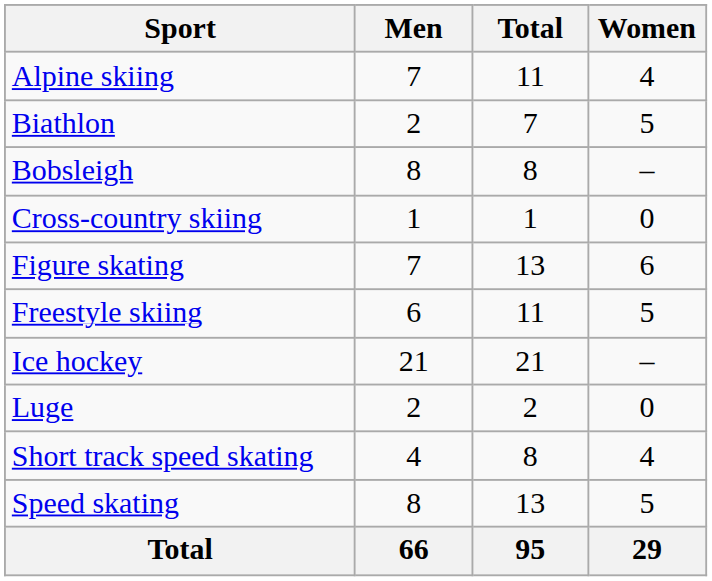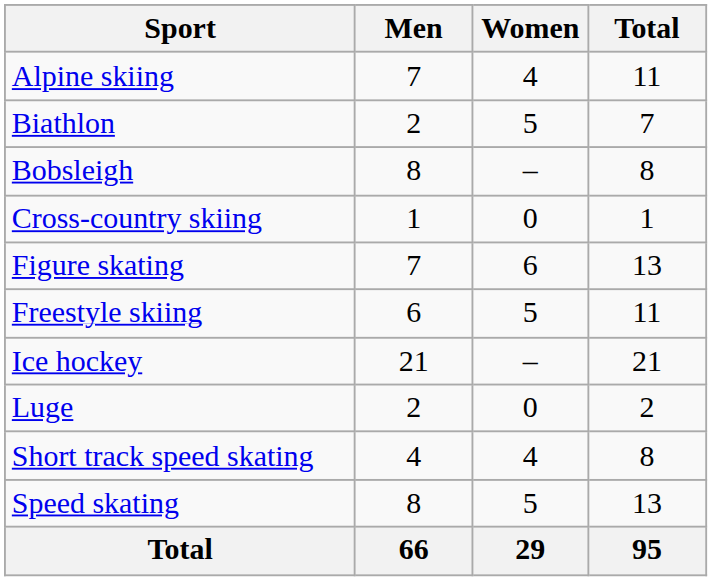columns swapped: (647, 28) <-> (530, 28)
